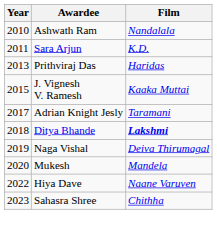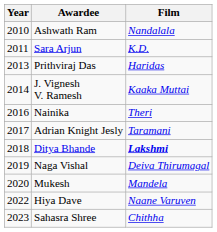(18, 89) 2015 -> (18, 89) 2014
+ row: (52, 113)
